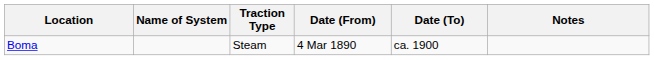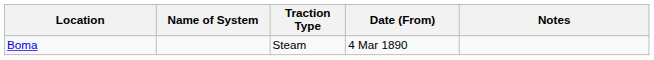- column: (439, 20)
